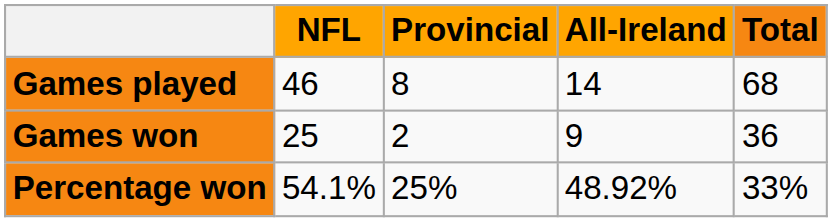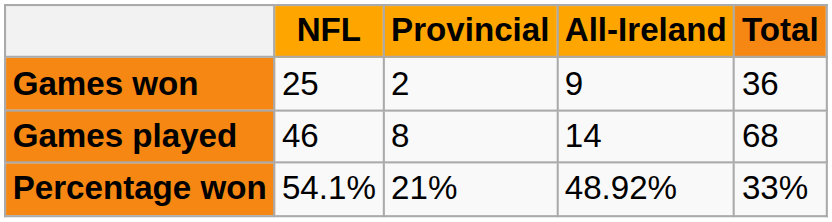rows swapped: (125, 83) <-> (106, 135)
(424, 188) 25% -> (424, 188) 21%
